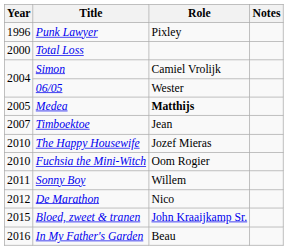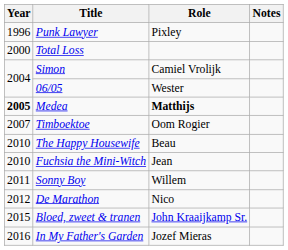(19, 106) normal -> (19, 106) bold
(162, 124) Jean -> (181, 124) Oom Rogier
(181, 143) Jozef Mieras -> (163, 143) Beau
(181, 161) Oom Rogier -> (162, 161) Jean
(163, 236) Beau -> (181, 236) Jozef Mieras
